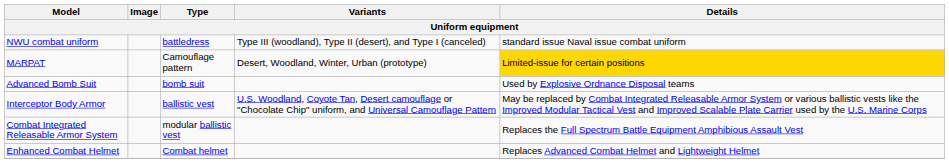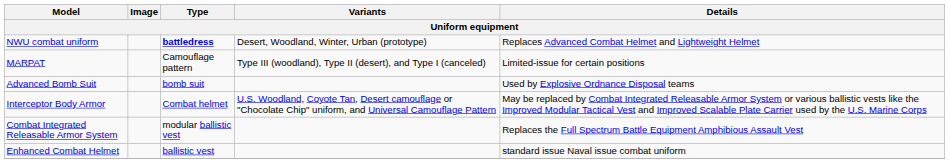(186, 42) normal -> (188, 42) bold
(361, 42) Type III (woodland), Type II (desert), and Type I (canceled) -> (332, 42) Desert, Woodland, Winter, Urban (prototype)
(594, 42) standard issue Naval issue combat uniform -> (631, 42) Replaces Advanced Combat Helmet and Lightweight Helmet
(332, 63) Desert, Woodland, Winter, Urban (prototype) -> (361, 63) Type III (woodland), Type II (desert), and Type I (canceled)
(573, 63) gold background -> (573, 63) no background
(188, 104) ballistic vest -> (195, 104) Combat helmet
(195, 151) Combat helmet -> (188, 151) ballistic vest
(631, 151) Replaces Advanced Combat Helmet and Lightweight Helmet -> (594, 151) standard issue Naval issue combat uniform
